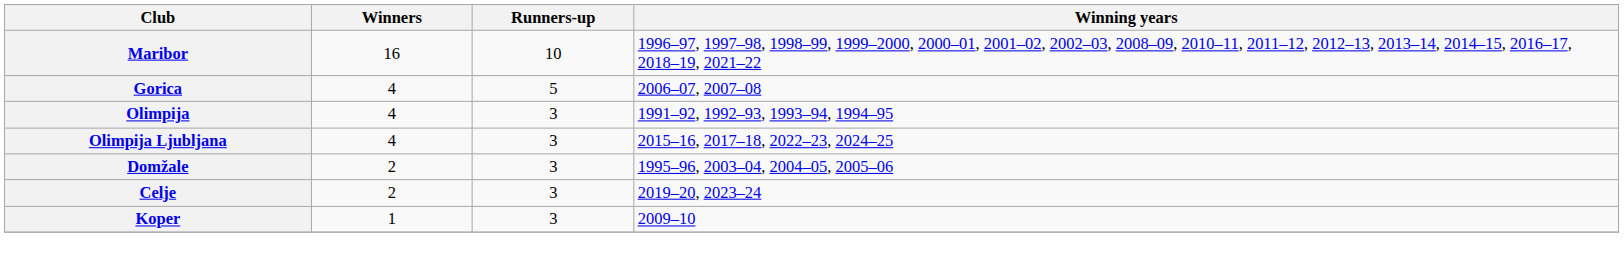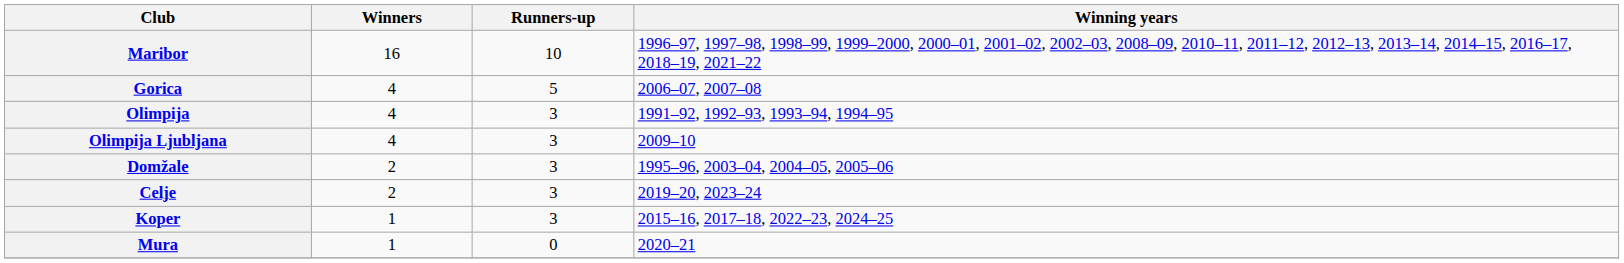(765, 140) 2015–16, 2017–18, 2022–23, 2024–25 -> (667, 140) 2009–10
(667, 219) 2009–10 -> (765, 219) 2015–16, 2017–18, 2022–23, 2024–25
+ row: (158, 245)
